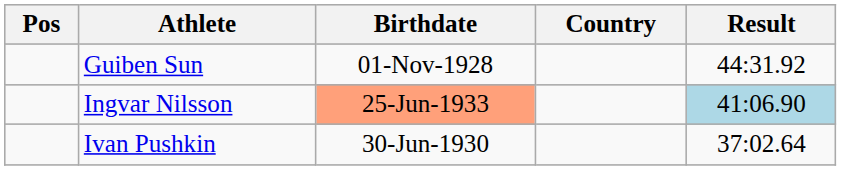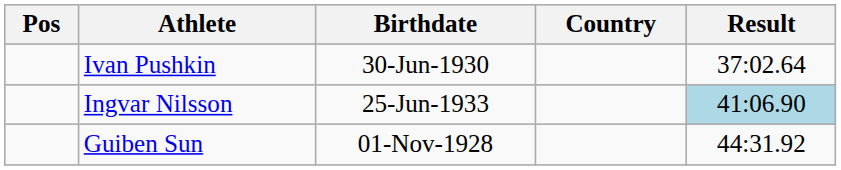rows swapped: (150, 143) <-> (143, 64)
(425, 104) lightsalmon background -> (425, 104) no background
